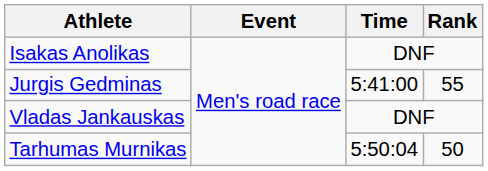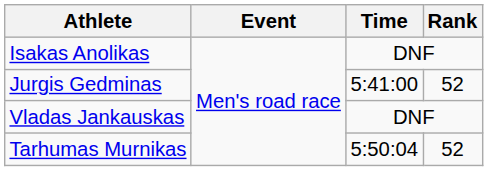(452, 85) 55 -> (452, 85) 52
(452, 149) 50 -> (452, 149) 52
